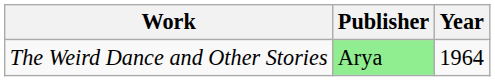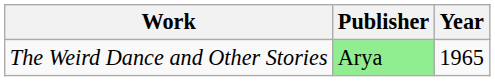(462, 57) 1964 -> (462, 57) 1965
